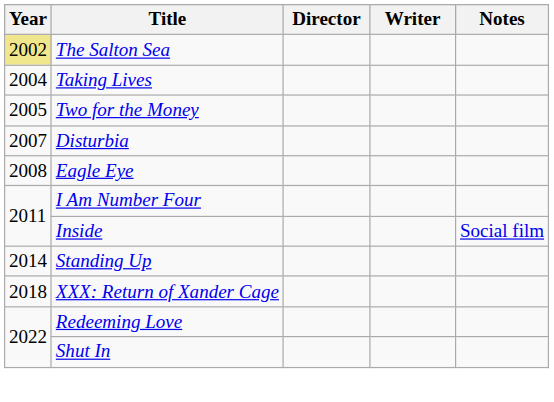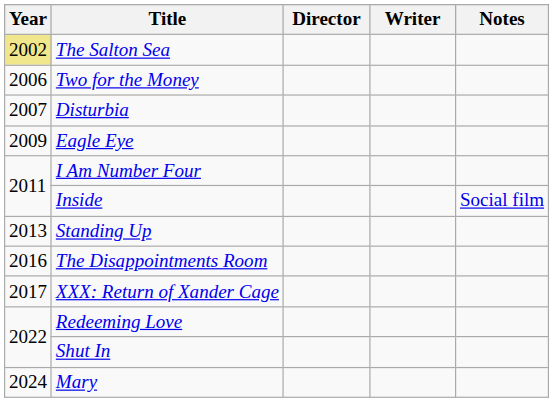- row: (104, 79)
(28, 110) 2005 -> (28, 79) 2006
(28, 170) 2008 -> (28, 140) 2009
(28, 261) 2014 -> (28, 230) 2013
+ row: (162, 261)
(28, 291) 2018 -> (28, 291) 2017
+ row: (76, 381)
